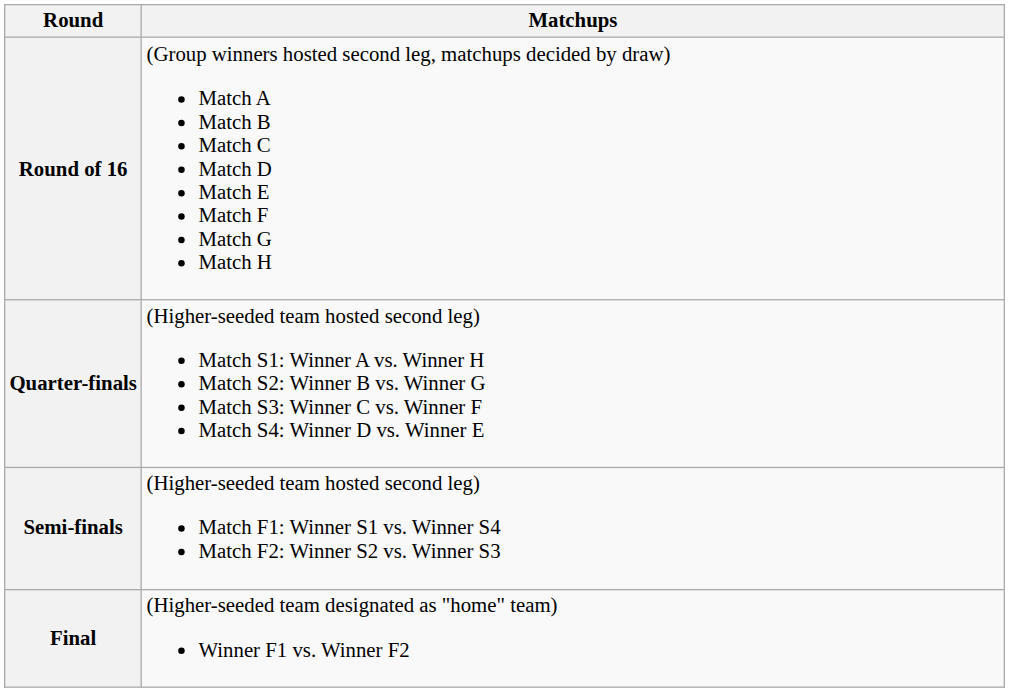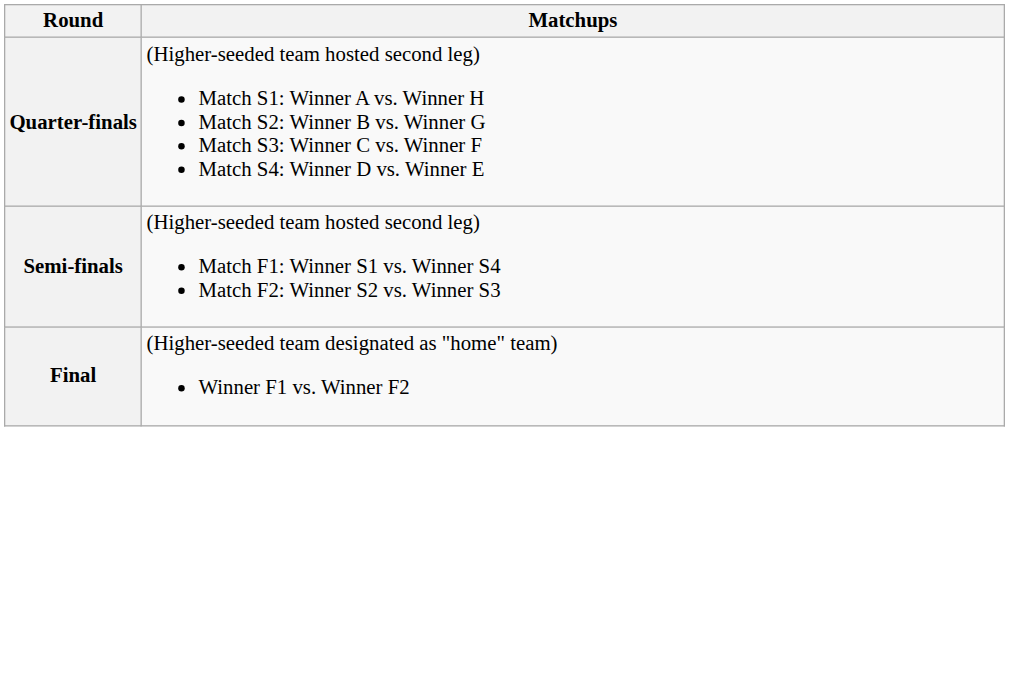- row: (73, 168)
